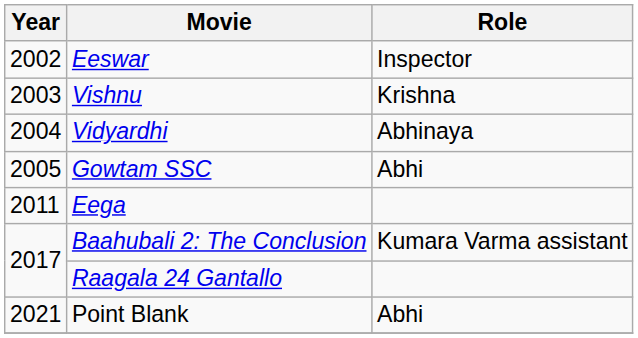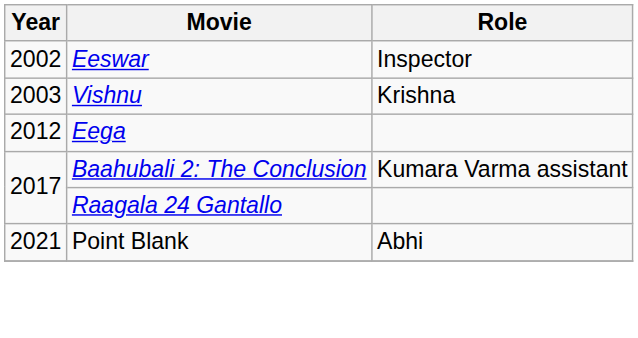- row: (120, 132)
- row: (142, 168)
(35, 205) 2011 -> (36, 132) 2012
